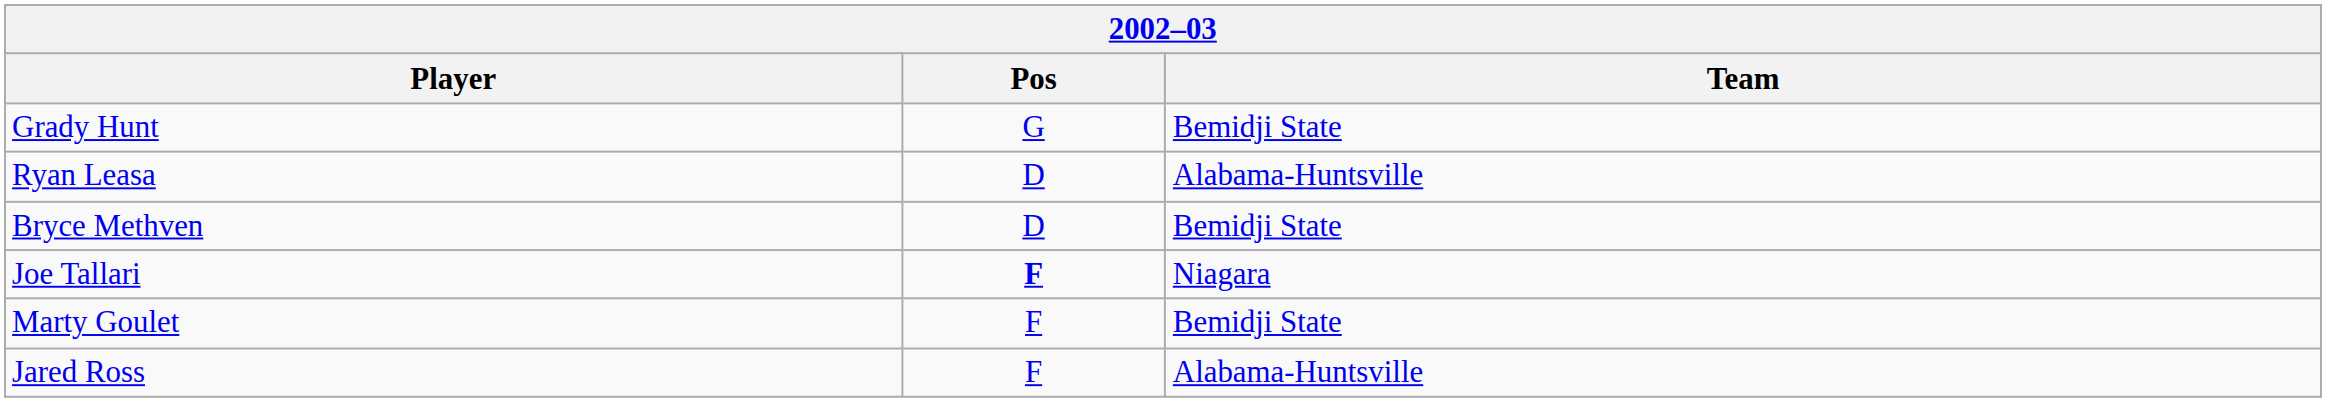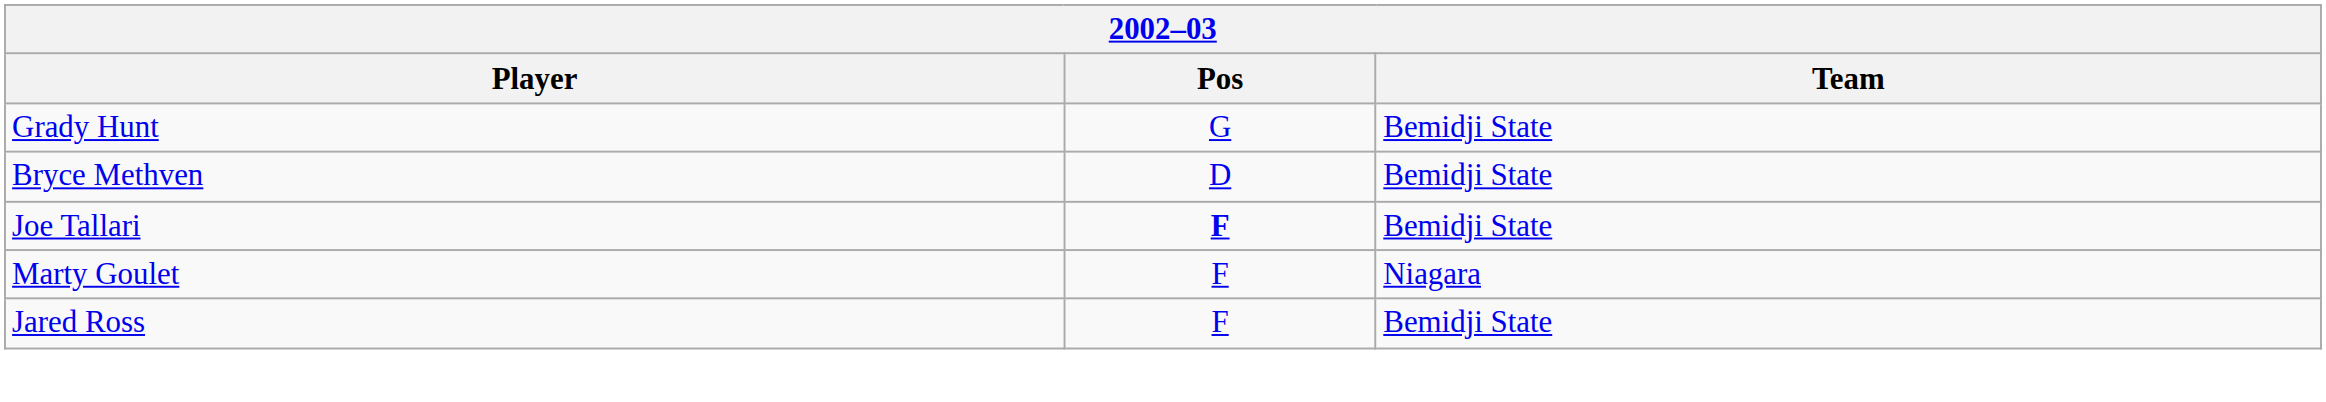- row: (84, 175)
(1222, 273) Niagara -> (1468, 224) Bemidji State
(1257, 322) Bemidji State -> (1432, 273) Niagara
(1298, 371) Alabama-Huntsville -> (1468, 322) Bemidji State
